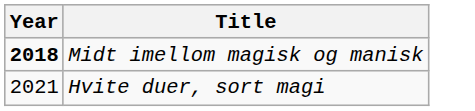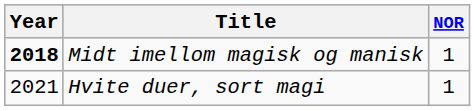+ column: (449, 22)
